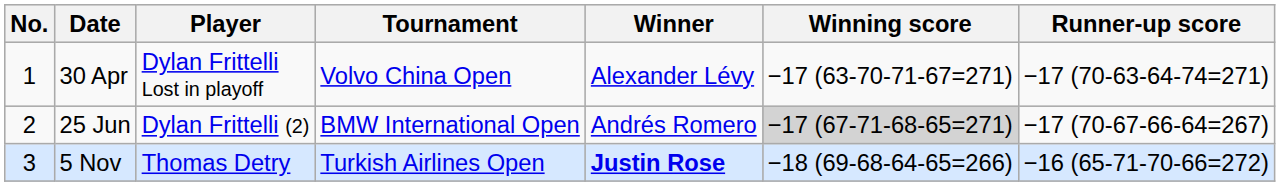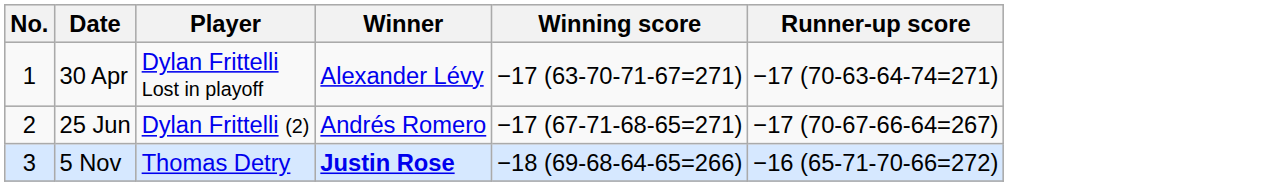- column: (450, 24)
(890, 125) lightgrey background -> (620, 125) no background
